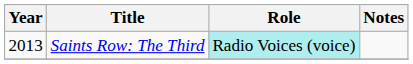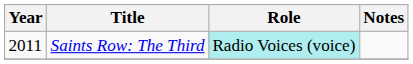(26, 45) 2013 -> (25, 45) 2011
